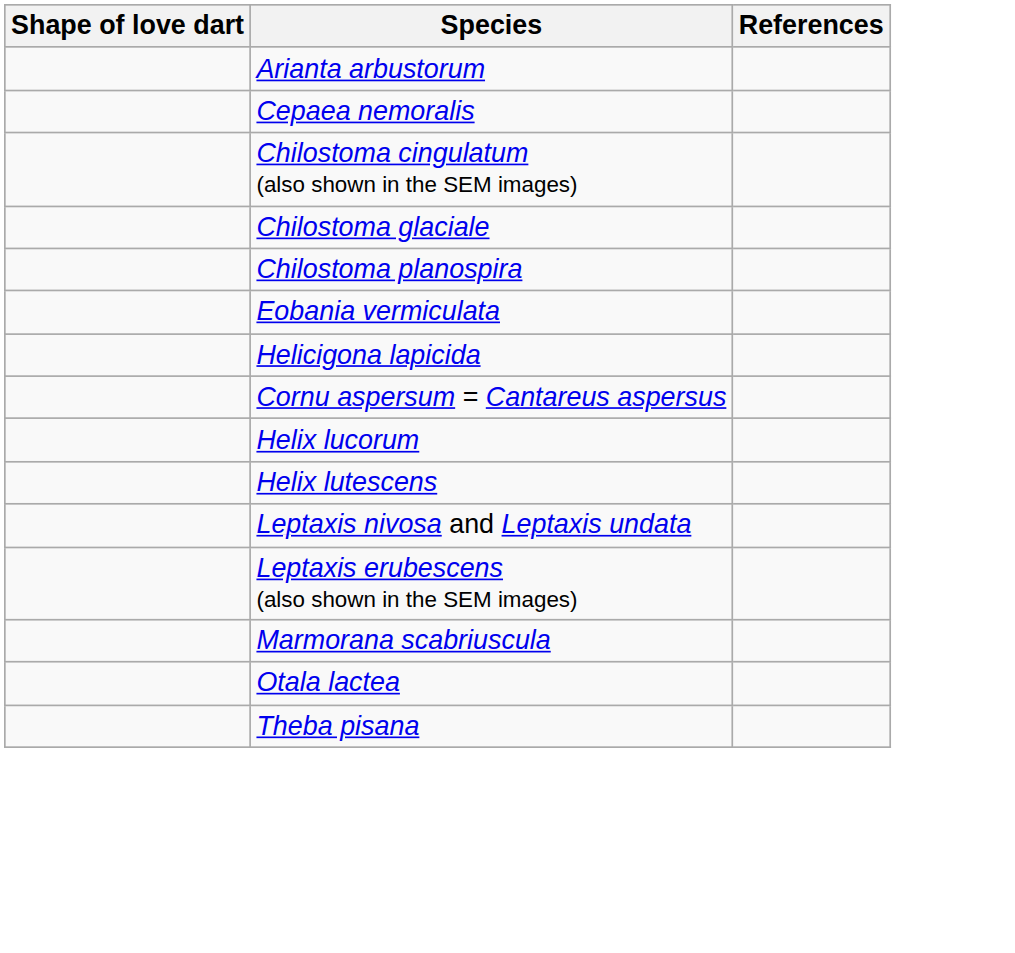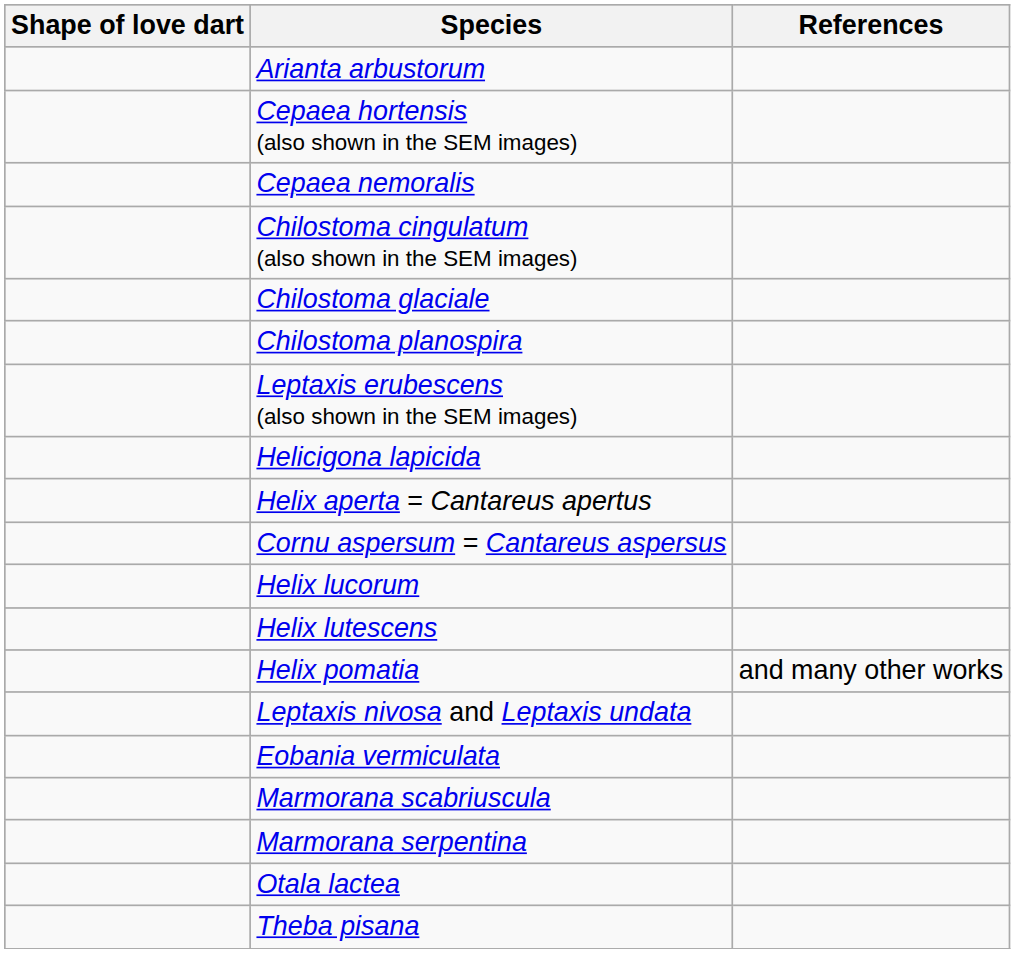+ row: (417, 126)
rows swapped: (378, 311) <-> (417, 582)
+ row: (454, 500)
+ row: (338, 670)
+ row: (392, 841)
